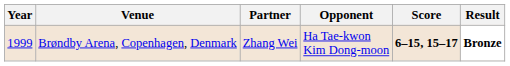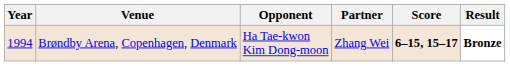columns swapped: (270, 15) <-> (346, 15)
(20, 43) 1999 -> (20, 43) 1994
